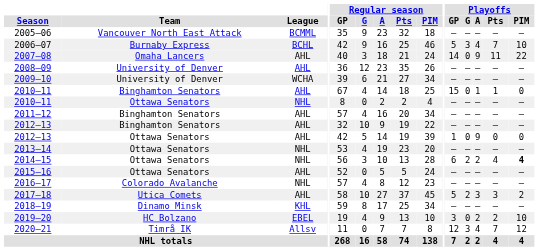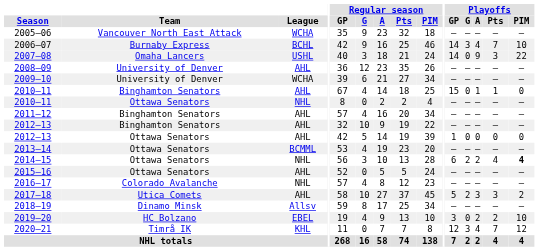(303, 33) BCMML -> (303, 33) WCHA
(454, 44) 5 -> (454, 44) 14
(303, 56) AHL -> (303, 56) USHL
(496, 56) 11 -> (496, 56) 3
(478, 137) 9 -> (478, 137) 0
(303, 148) NHL -> (303, 148) BCMML
(303, 206) KHL -> (303, 206) Allsv
(303, 229) Allsv -> (303, 229) KHL
